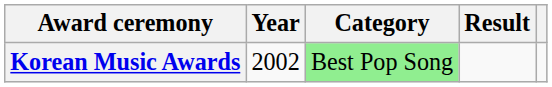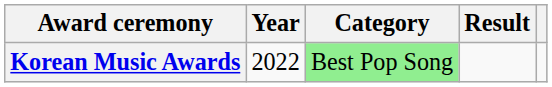(276, 61) 2002 -> (276, 61) 2022
